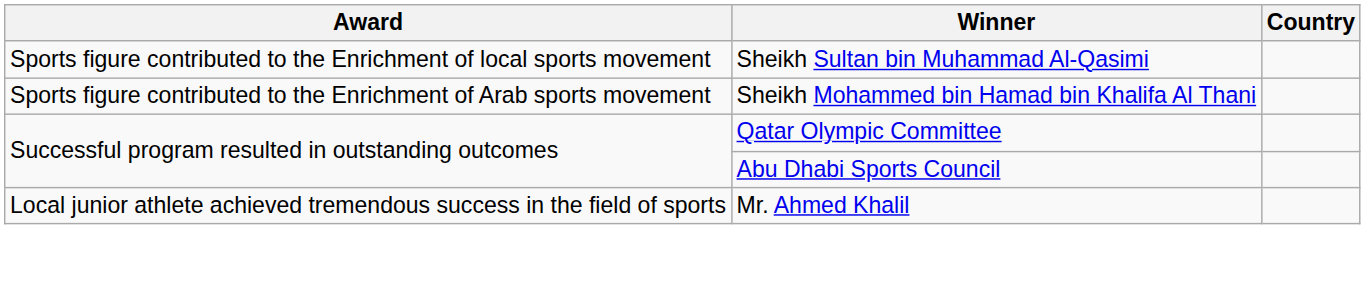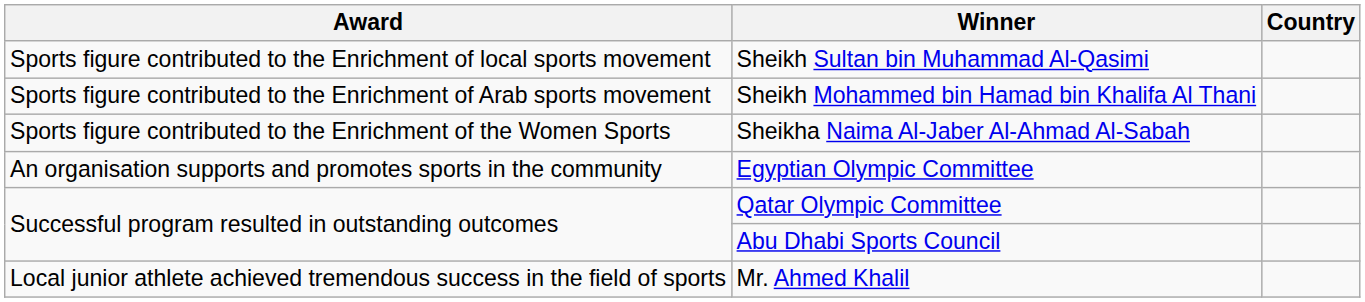+ row: (963, 132)
+ row: (885, 168)
